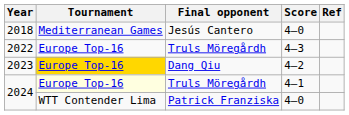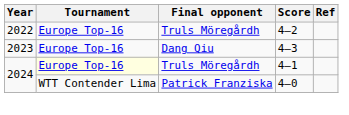- row: (20, 31)
(294, 49) 4–3 -> (288, 31) 4–2
(81, 66) gold background -> (81, 49) no background
(294, 66) 4–2 -> (288, 49) 4–3
